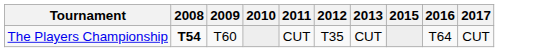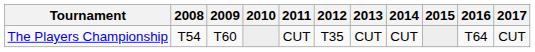+ column: (404, 15)
(189, 36) bold -> (189, 36) normal
